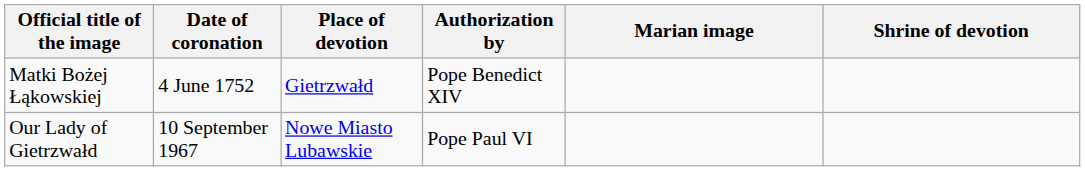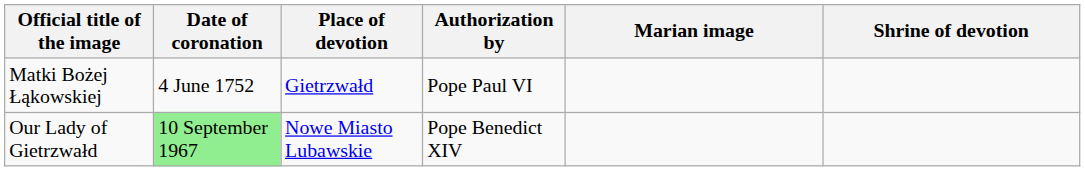(485, 85) Pope Benedict XIV -> (480, 85) Pope Paul VI
(213, 138) no background -> (213, 138) lightgreen background
(480, 138) Pope Paul VI -> (485, 138) Pope Benedict XIV
